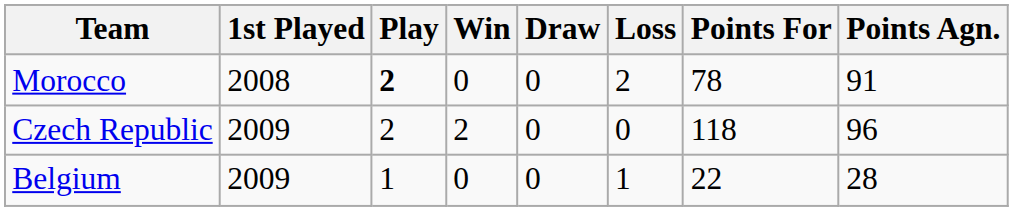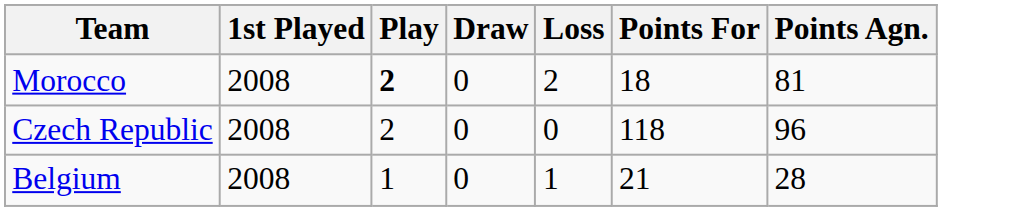- column: (482, 29)
(706, 79) 78 -> (635, 79) 18
(862, 79) 91 -> (790, 79) 81
(259, 129) 2009 -> (259, 129) 2008
(259, 179) 2009 -> (259, 179) 2008
(706, 179) 22 -> (635, 179) 21
